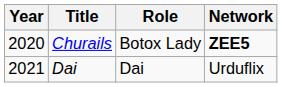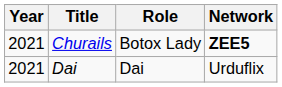(26, 43) 2020 -> (26, 43) 2021
